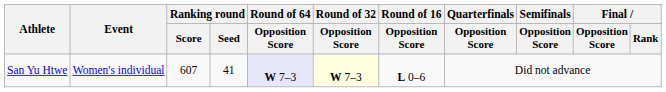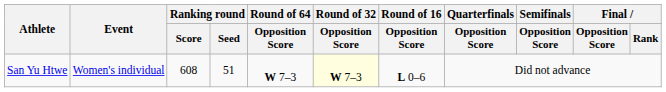(189, 70) 607 -> (189, 70) 608
(229, 70) 41 -> (229, 70) 51
(280, 77) lavender background -> (280, 77) no background
